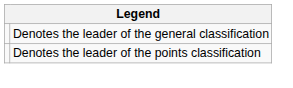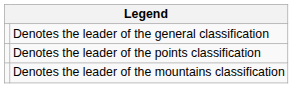+ row: (149, 72)
